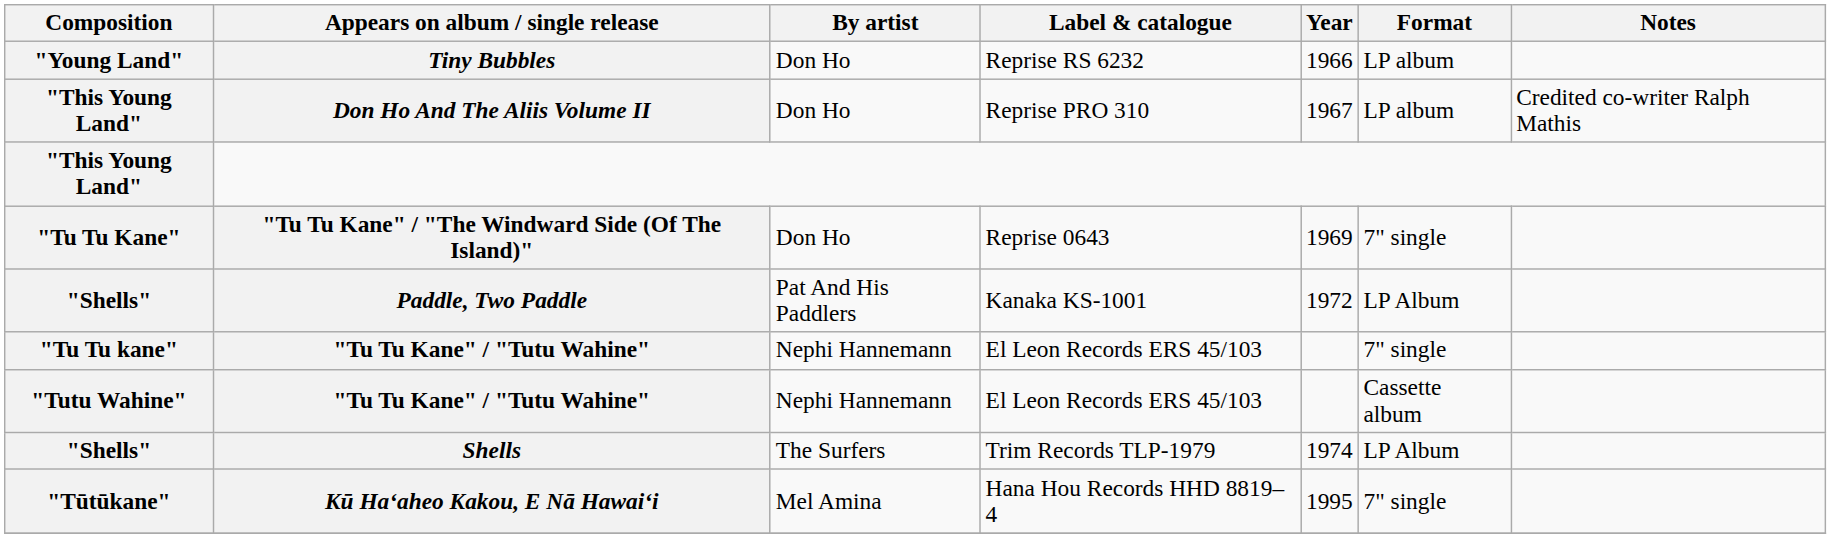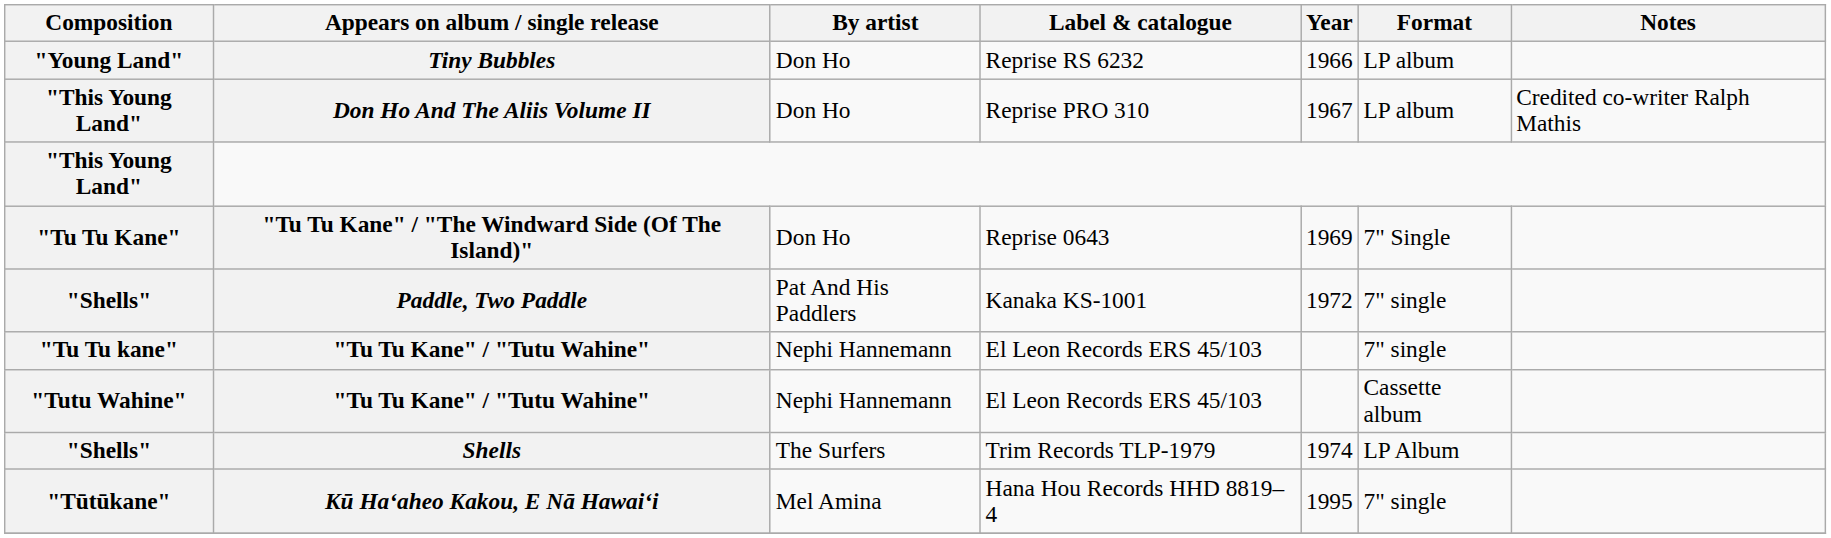(1405, 236) 7" single -> (1407, 236) 7" Single
(1411, 300) LP Album -> (1405, 300) 7" single
